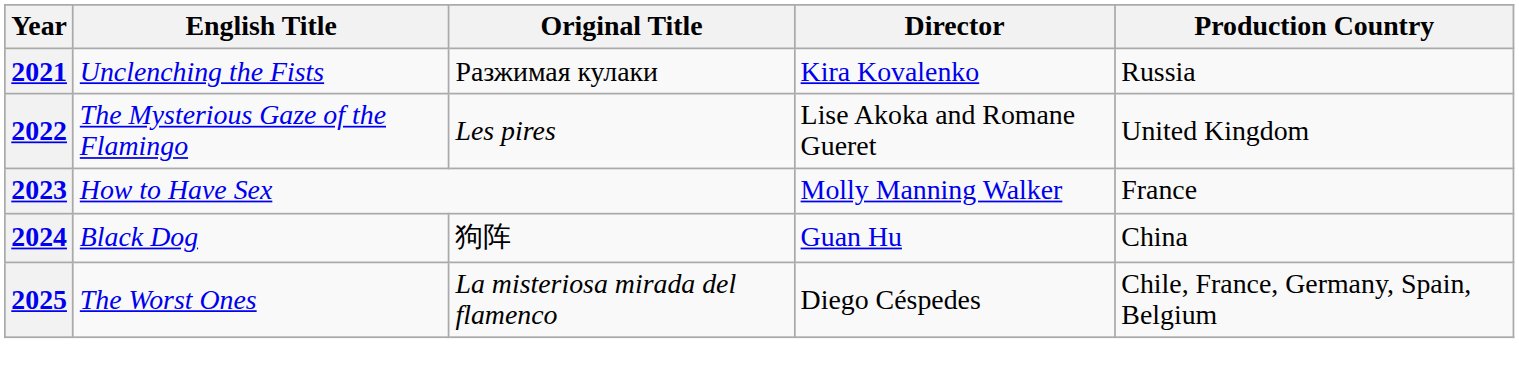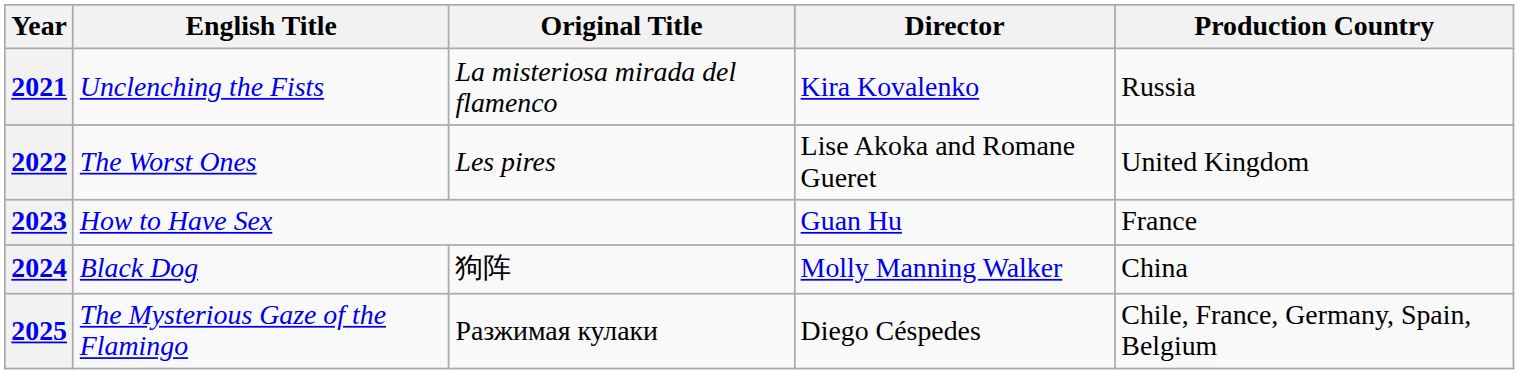(557, 70) Разжимая кулаки -> (596, 86) La misteriosa mirada del flamenco
(233, 130) The Mysterious Gaze of the Flamingo -> (168, 161) The Worst Ones
(931, 190) Molly Manning Walker -> (851, 221) Guan Hu
(851, 237) Guan Hu -> (931, 268) Molly Manning Walker
(168, 299) The Worst Ones -> (233, 330) The Mysterious Gaze of the Flamingo
(596, 299) La misteriosa mirada del flamenco -> (557, 330) Разжимая кулаки
